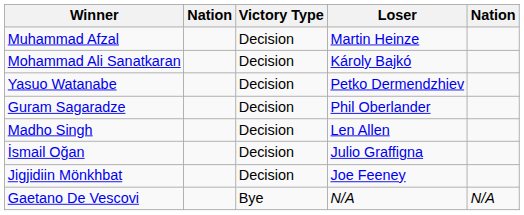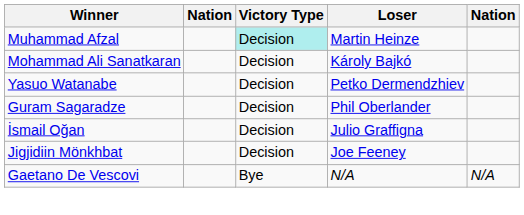(266, 38) no background -> (266, 38) paleturquoise background
- row: (50, 130)
